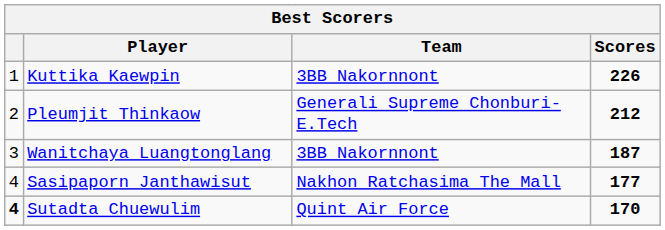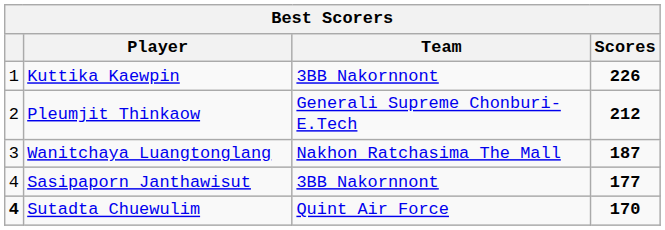(368, 153) 3BB Nakornnont -> (429, 153) Nakhon Ratchasima The Mall
(429, 181) Nakhon Ratchasima The Mall -> (368, 181) 3BB Nakornnont
